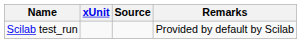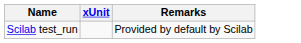- column: (133, 13)
